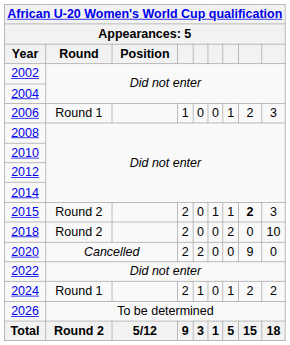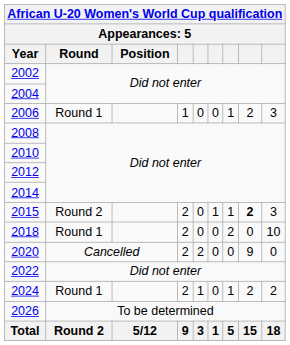(79, 232) Round 2 -> (79, 232) Round 1
